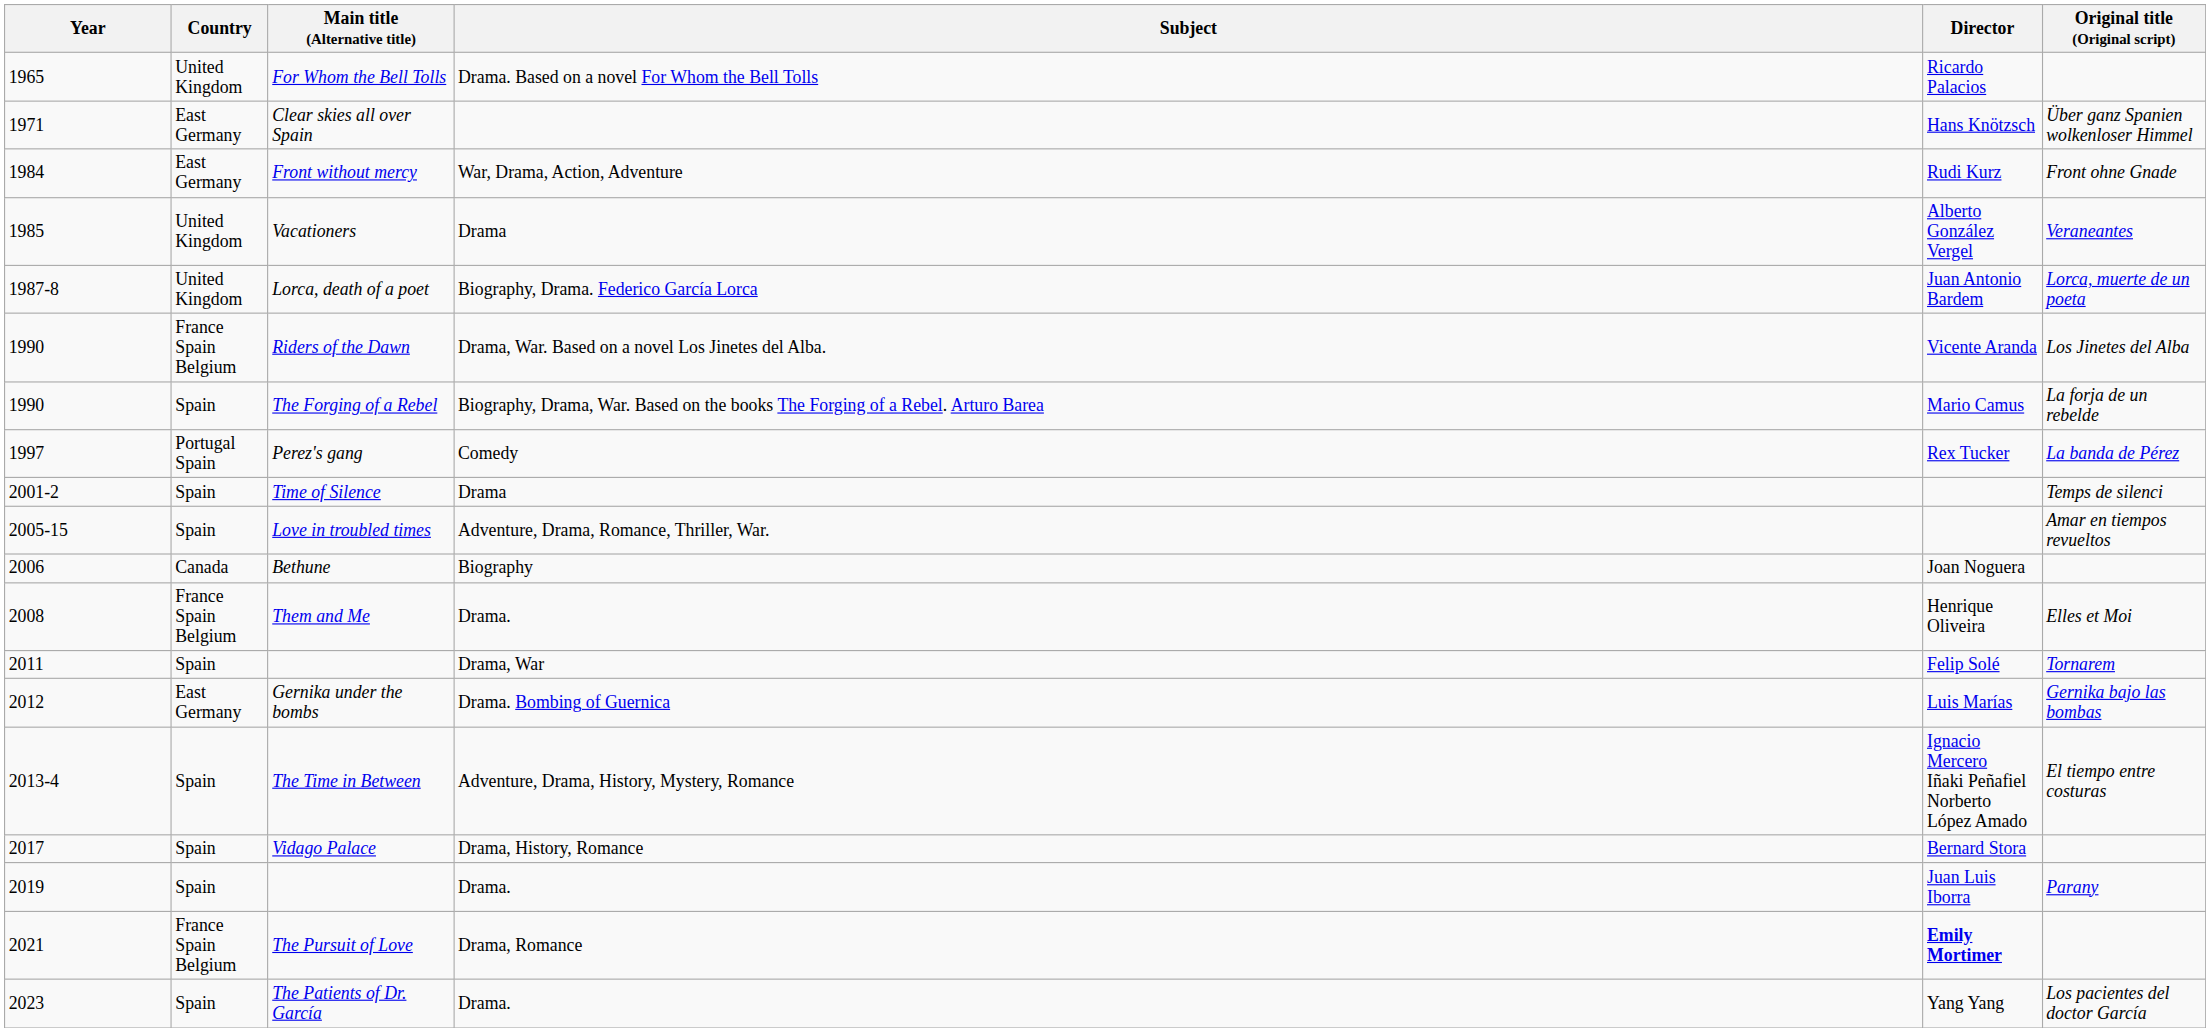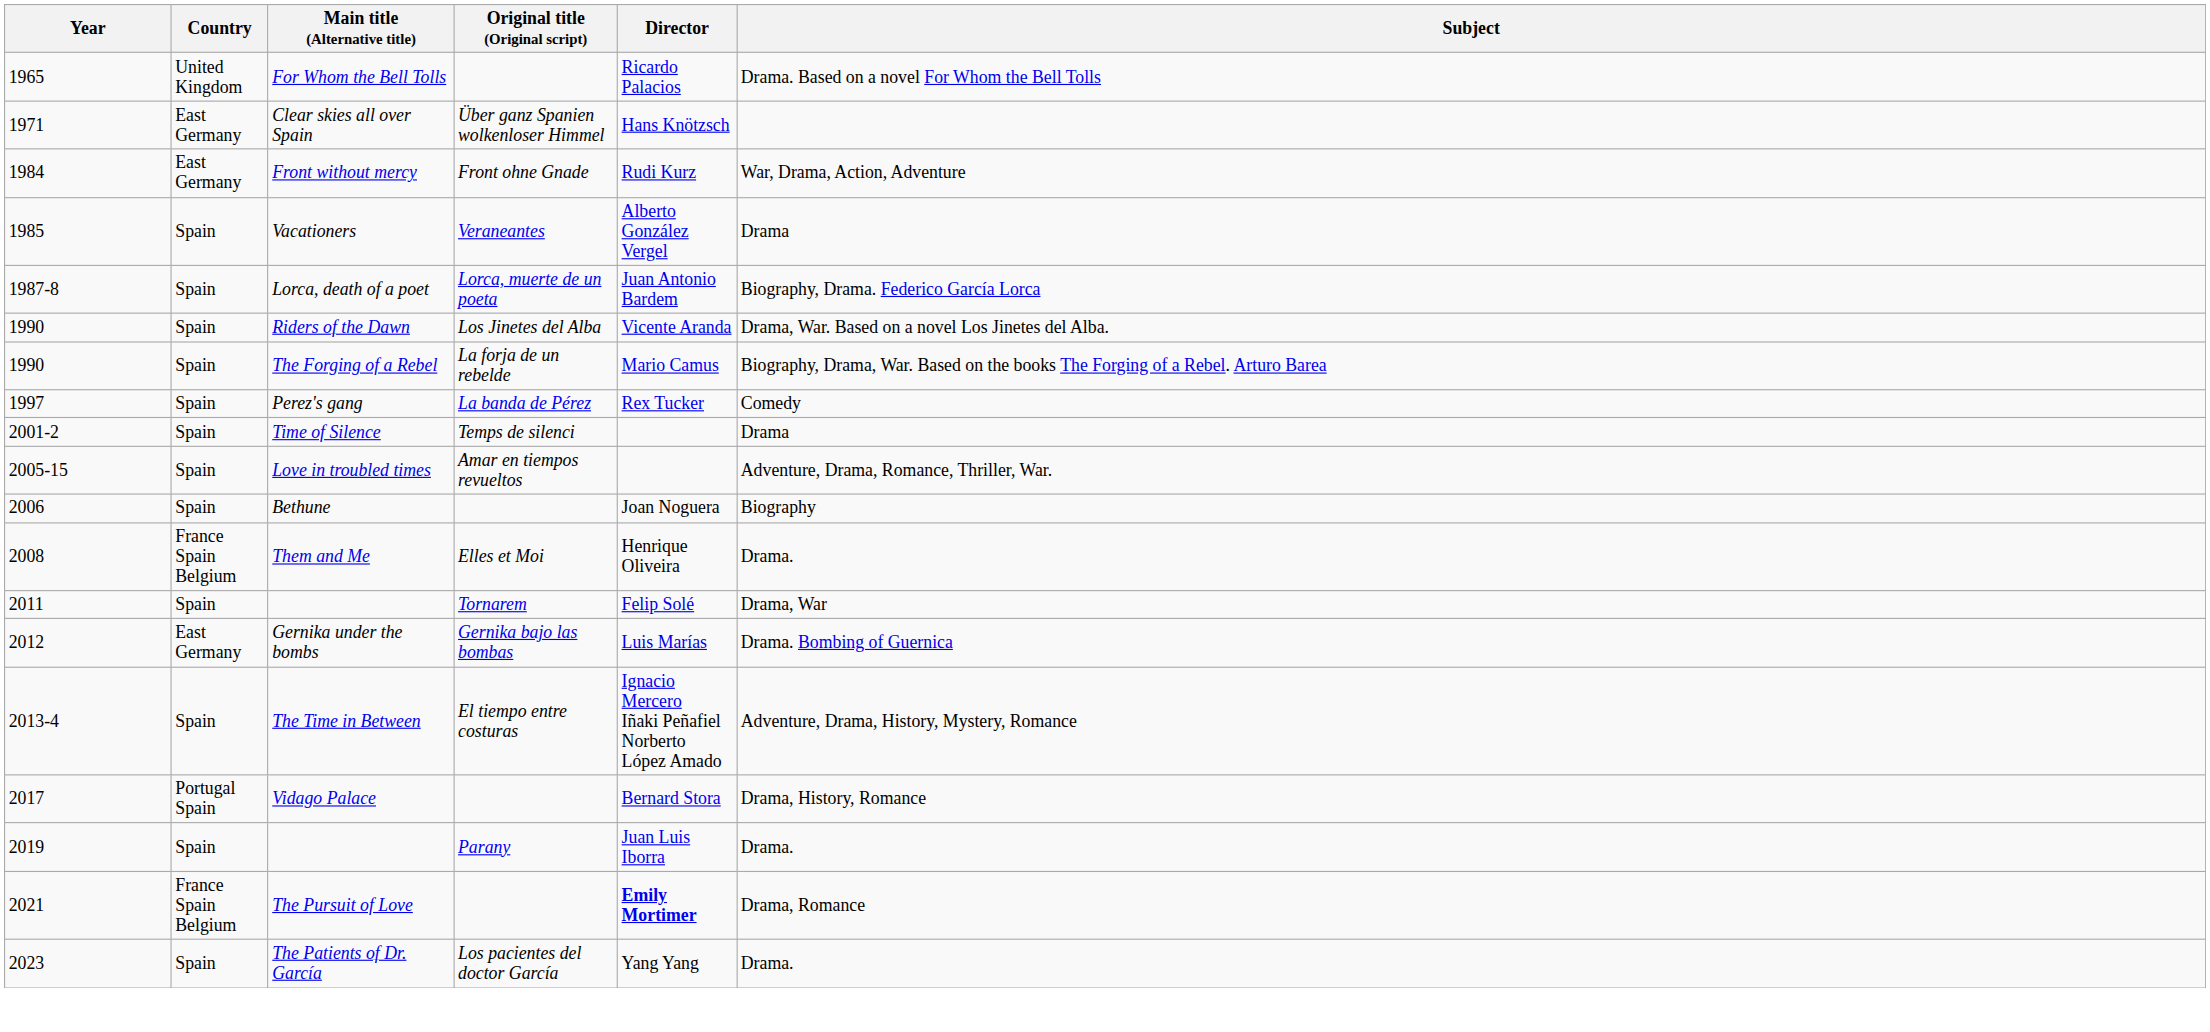columns swapped: (2124, 28) <-> (1188, 28)
(209, 231) United Kingdom -> (195, 231) Spain
(209, 289) United Kingdom -> (195, 289) Spain
(206, 347) France Spain Belgium -> (195, 327) Spain
(205, 453) Portugal Spain -> (195, 403) Spain
(202, 568) Canada -> (195, 508) Spain
(195, 848) Spain -> (205, 798) Portugal Spain
